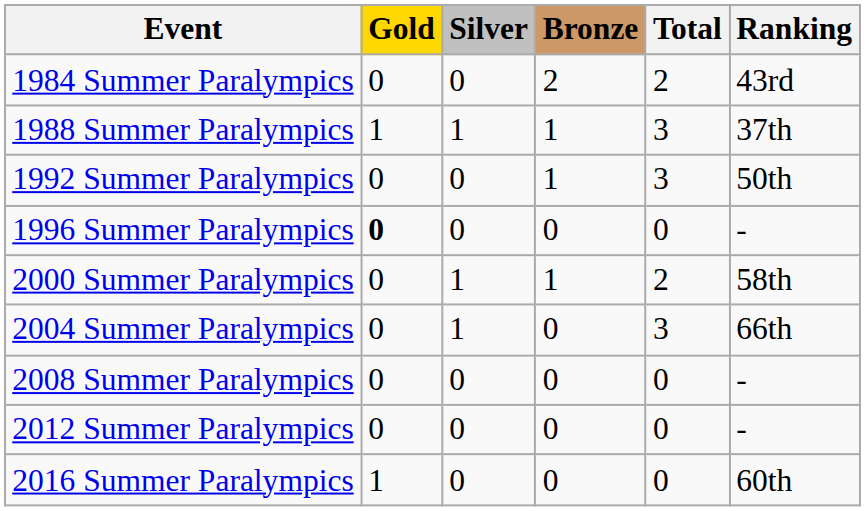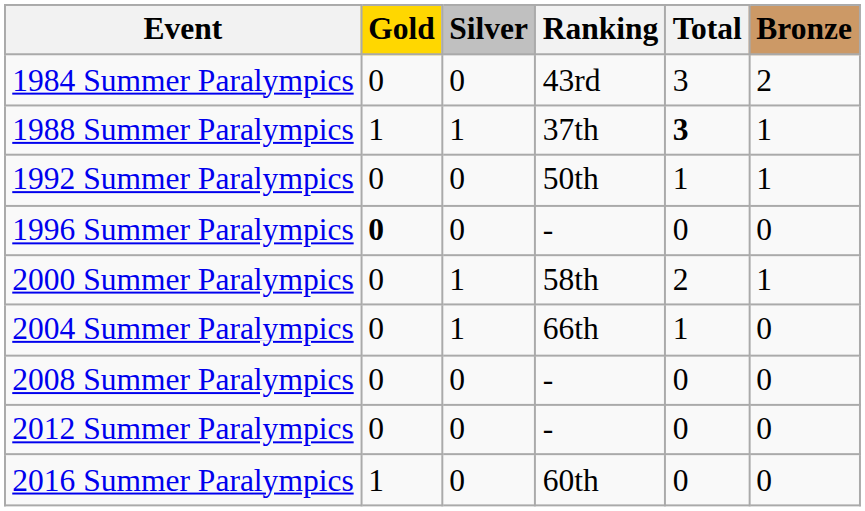columns swapped: (591, 29) <-> (794, 29)
(661, 79) 2 -> (681, 79) 3
(661, 129) normal -> (681, 129) bold
(661, 179) 3 -> (681, 179) 1
(661, 329) 3 -> (681, 329) 1
